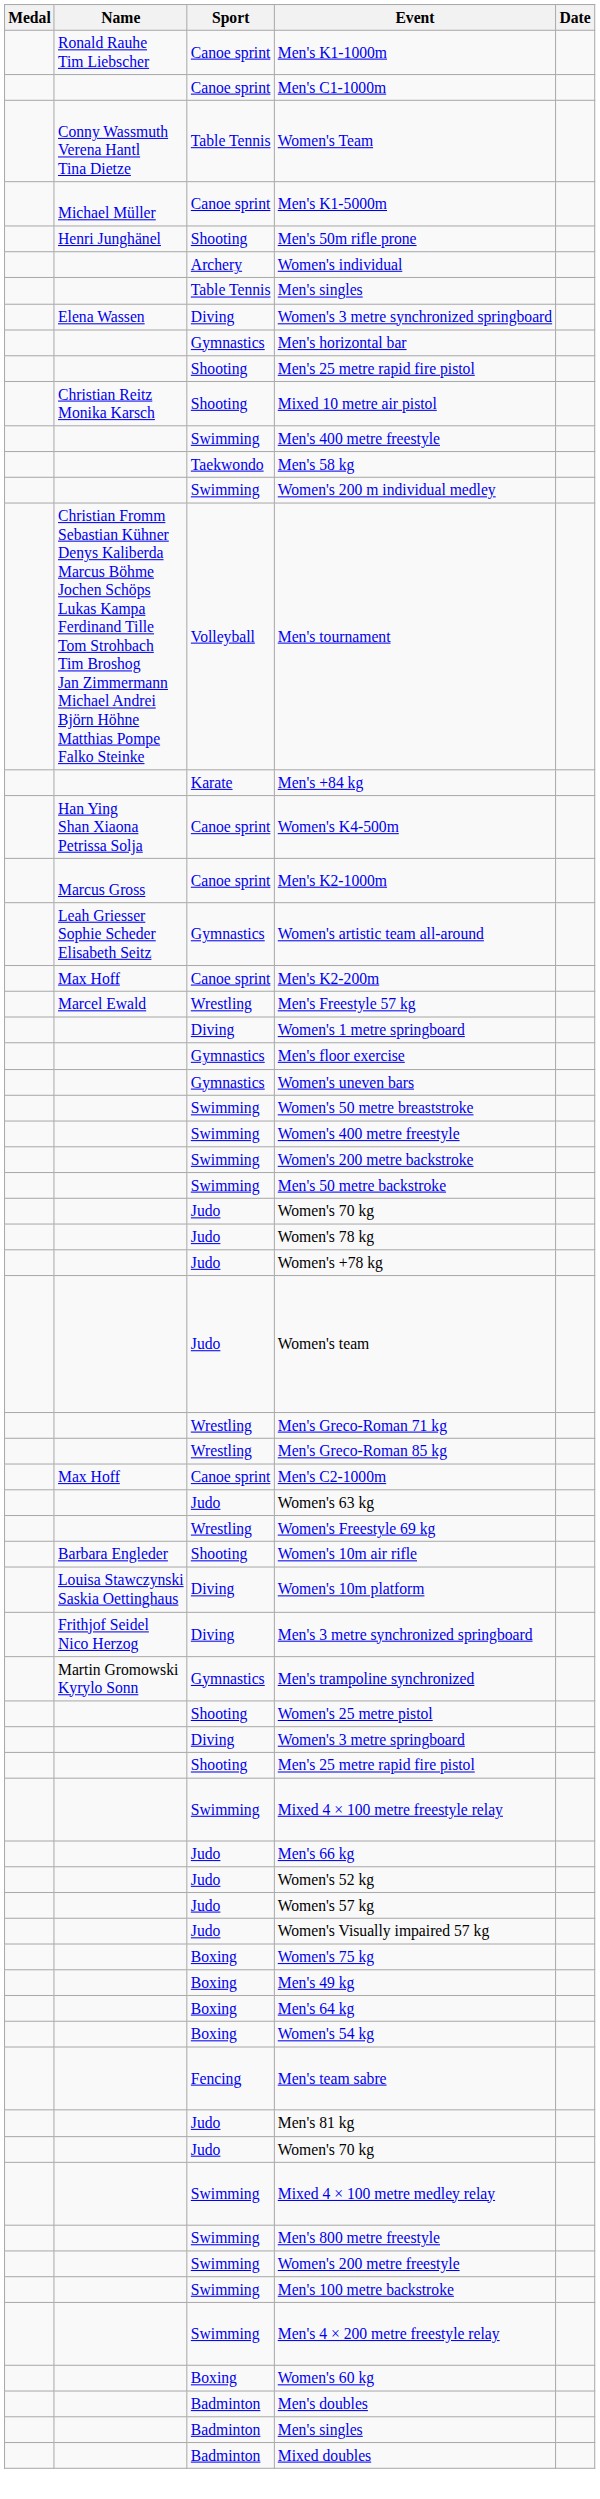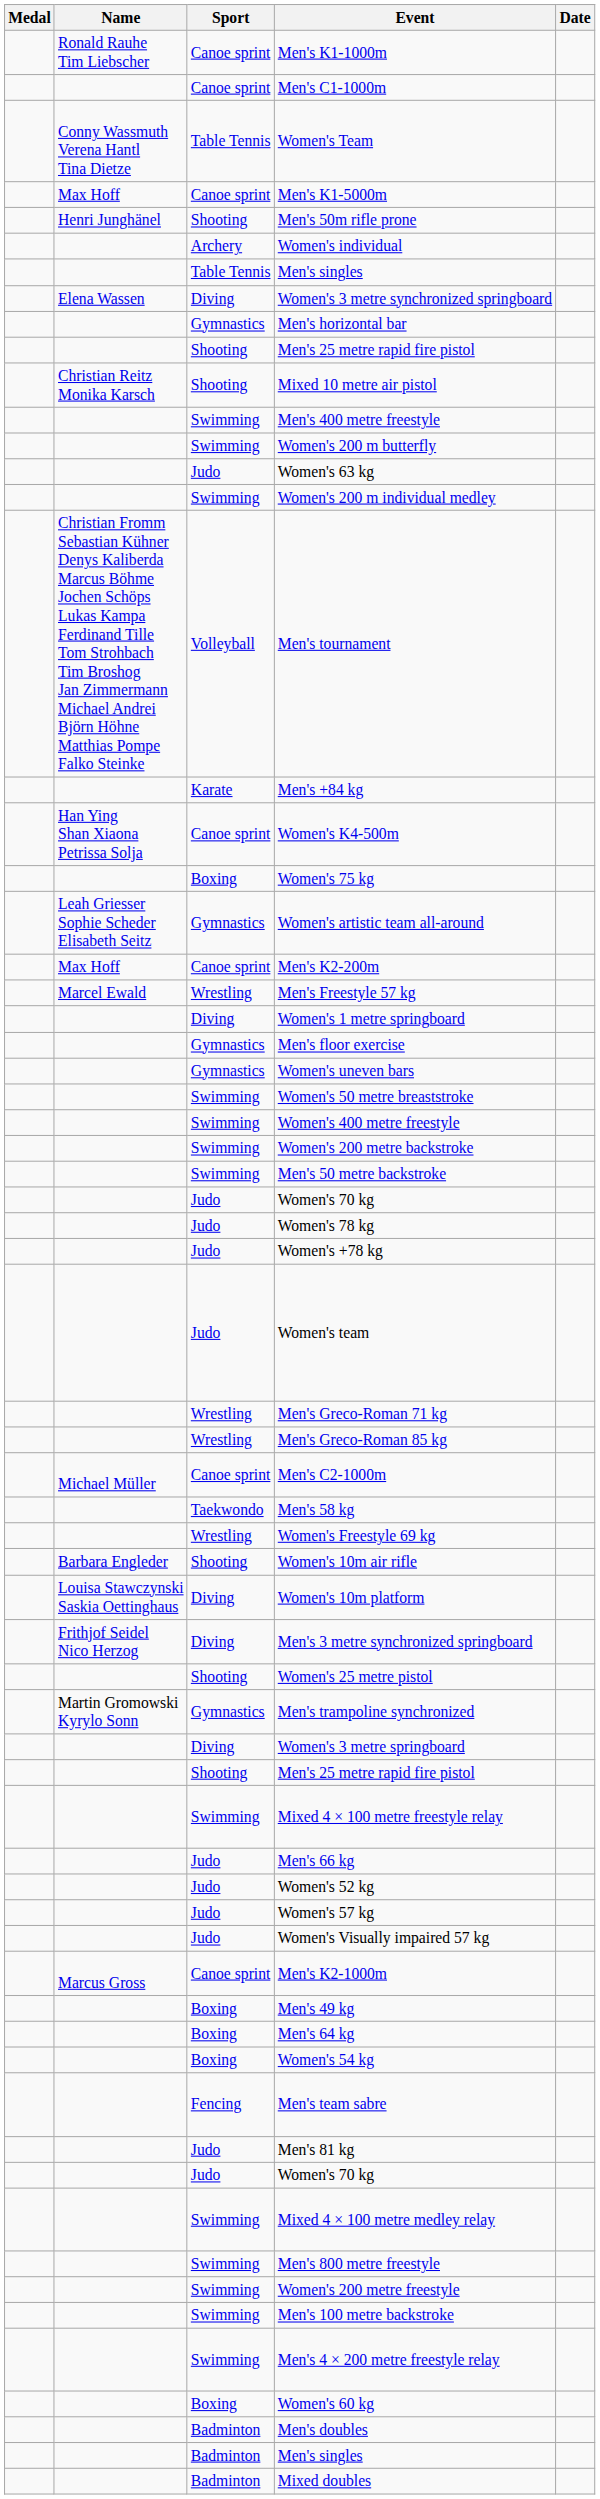(107, 213) Michael Müller -> (89, 195) Max Hoff
+ row: (225, 445)
rows swapped: (206, 1503) <-> (227, 464)
rows swapped: (231, 880) <-> (214, 1957)
(89, 1477) Max Hoff -> (107, 1484) Michael Müller
rows swapped: (228, 1678) <-> (219, 1713)
